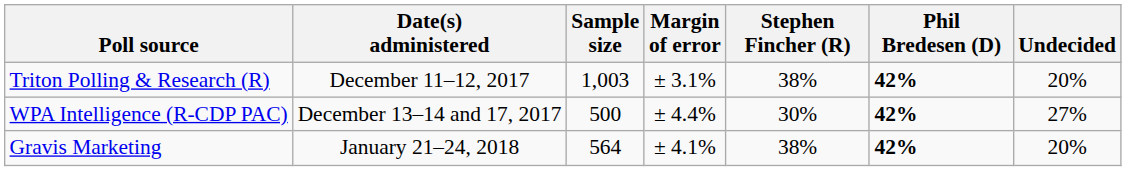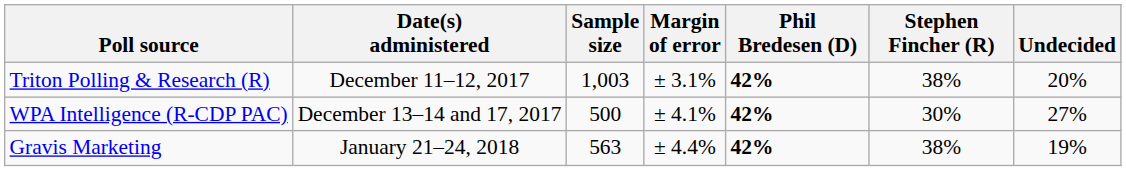columns swapped: (798, 33) <-> (941, 33)
(685, 113) ± 4.4% -> (685, 113) ± 4.1%
(605, 147) 564 -> (605, 147) 563
(685, 147) ± 4.1% -> (685, 147) ± 4.4%
(1067, 147) 20% -> (1067, 147) 19%
